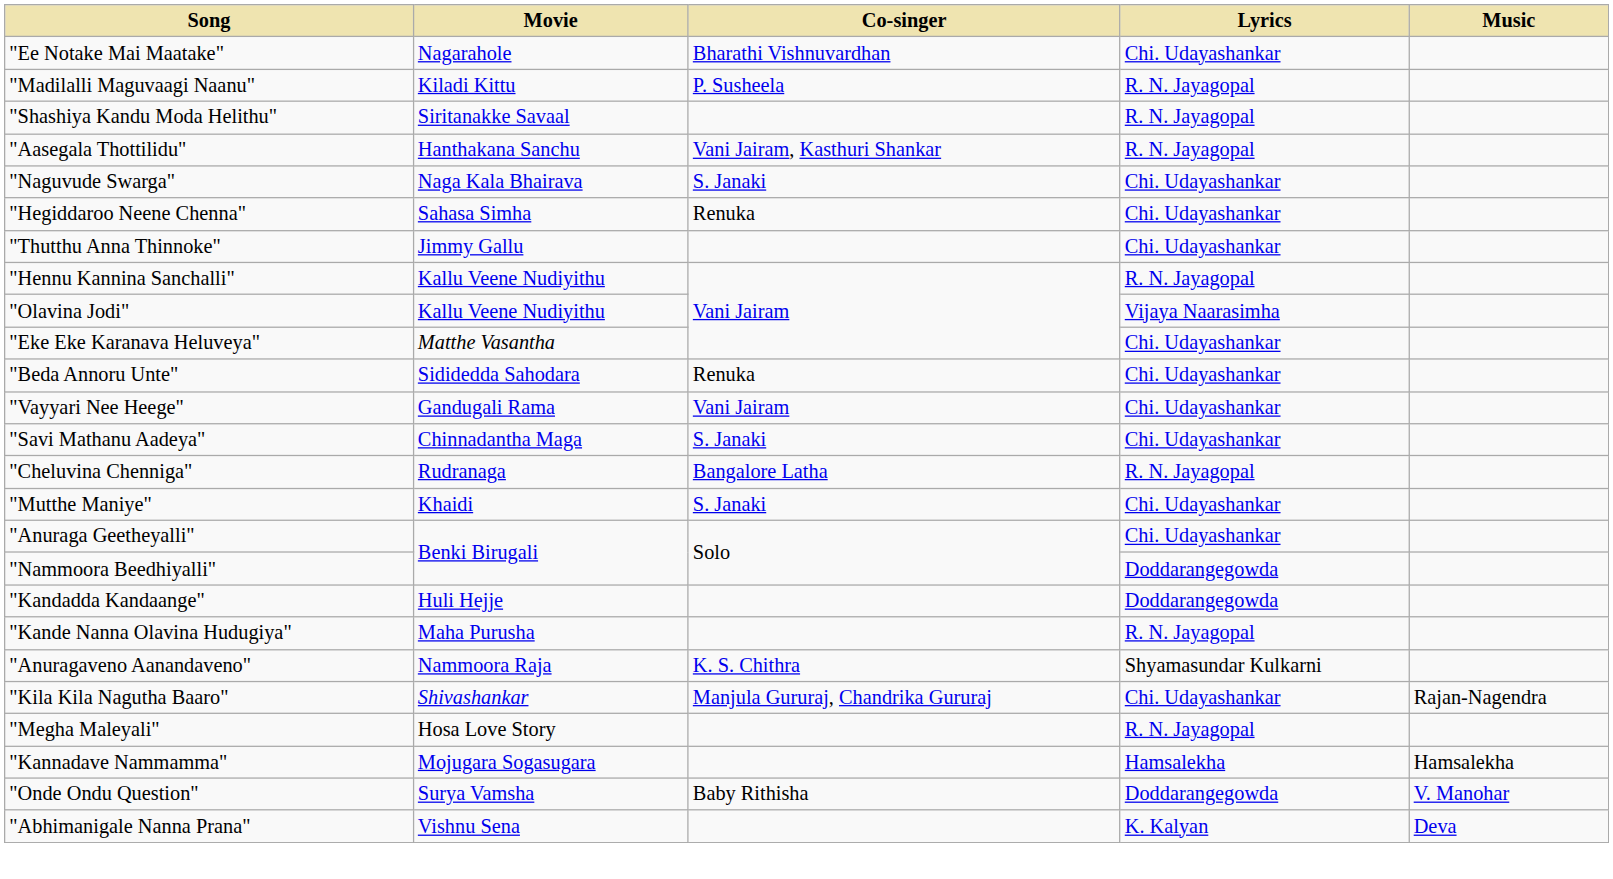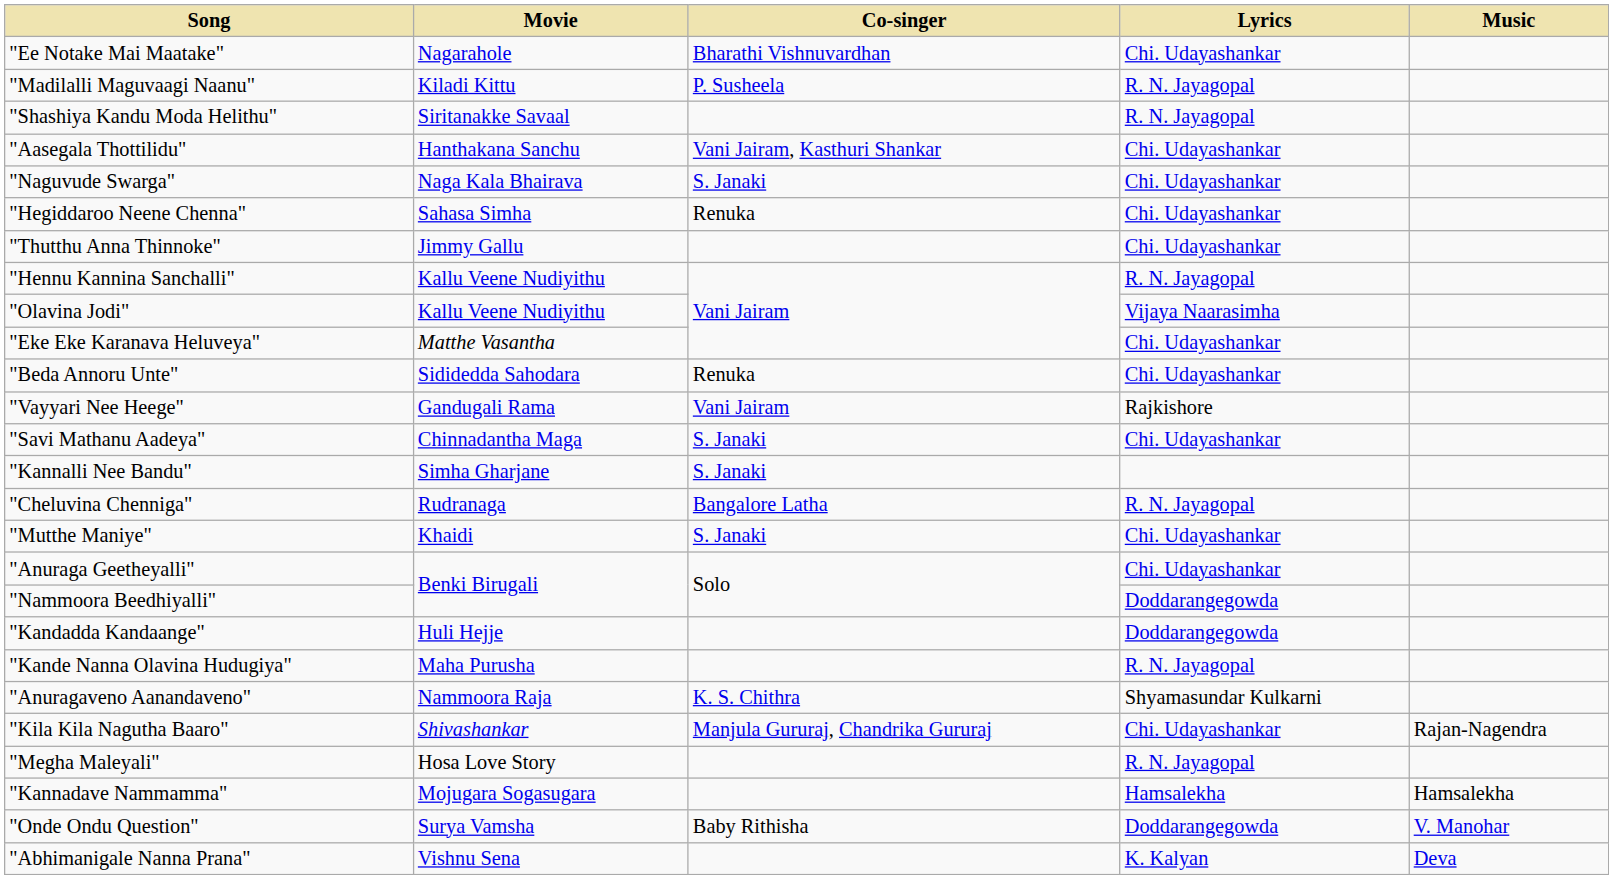(1190, 149) R. N. Jayagopal -> (1203, 149) Chi. Udayashankar
(1203, 407) Chi. Udayashankar -> (1169, 407) Rajkishore
+ row: (101, 471)
